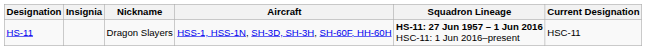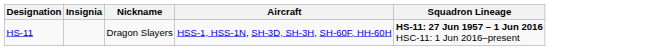- column: (593, 12)
